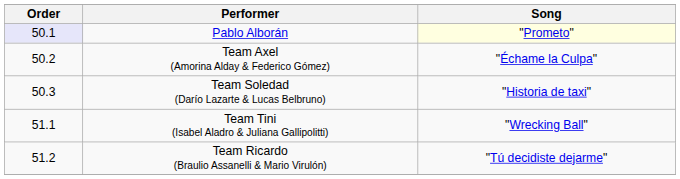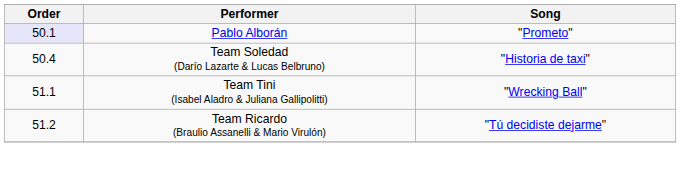(546, 33) lightyellow background -> (545, 33) no background
- row: (250, 59)
(44, 92) 50.3 -> (44, 59) 50.4
